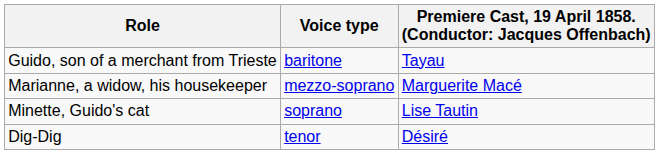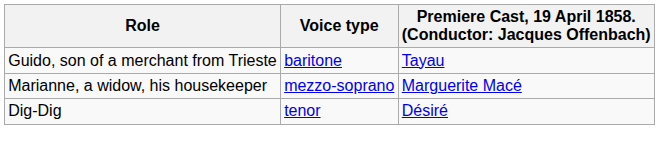- row: (79, 111)
